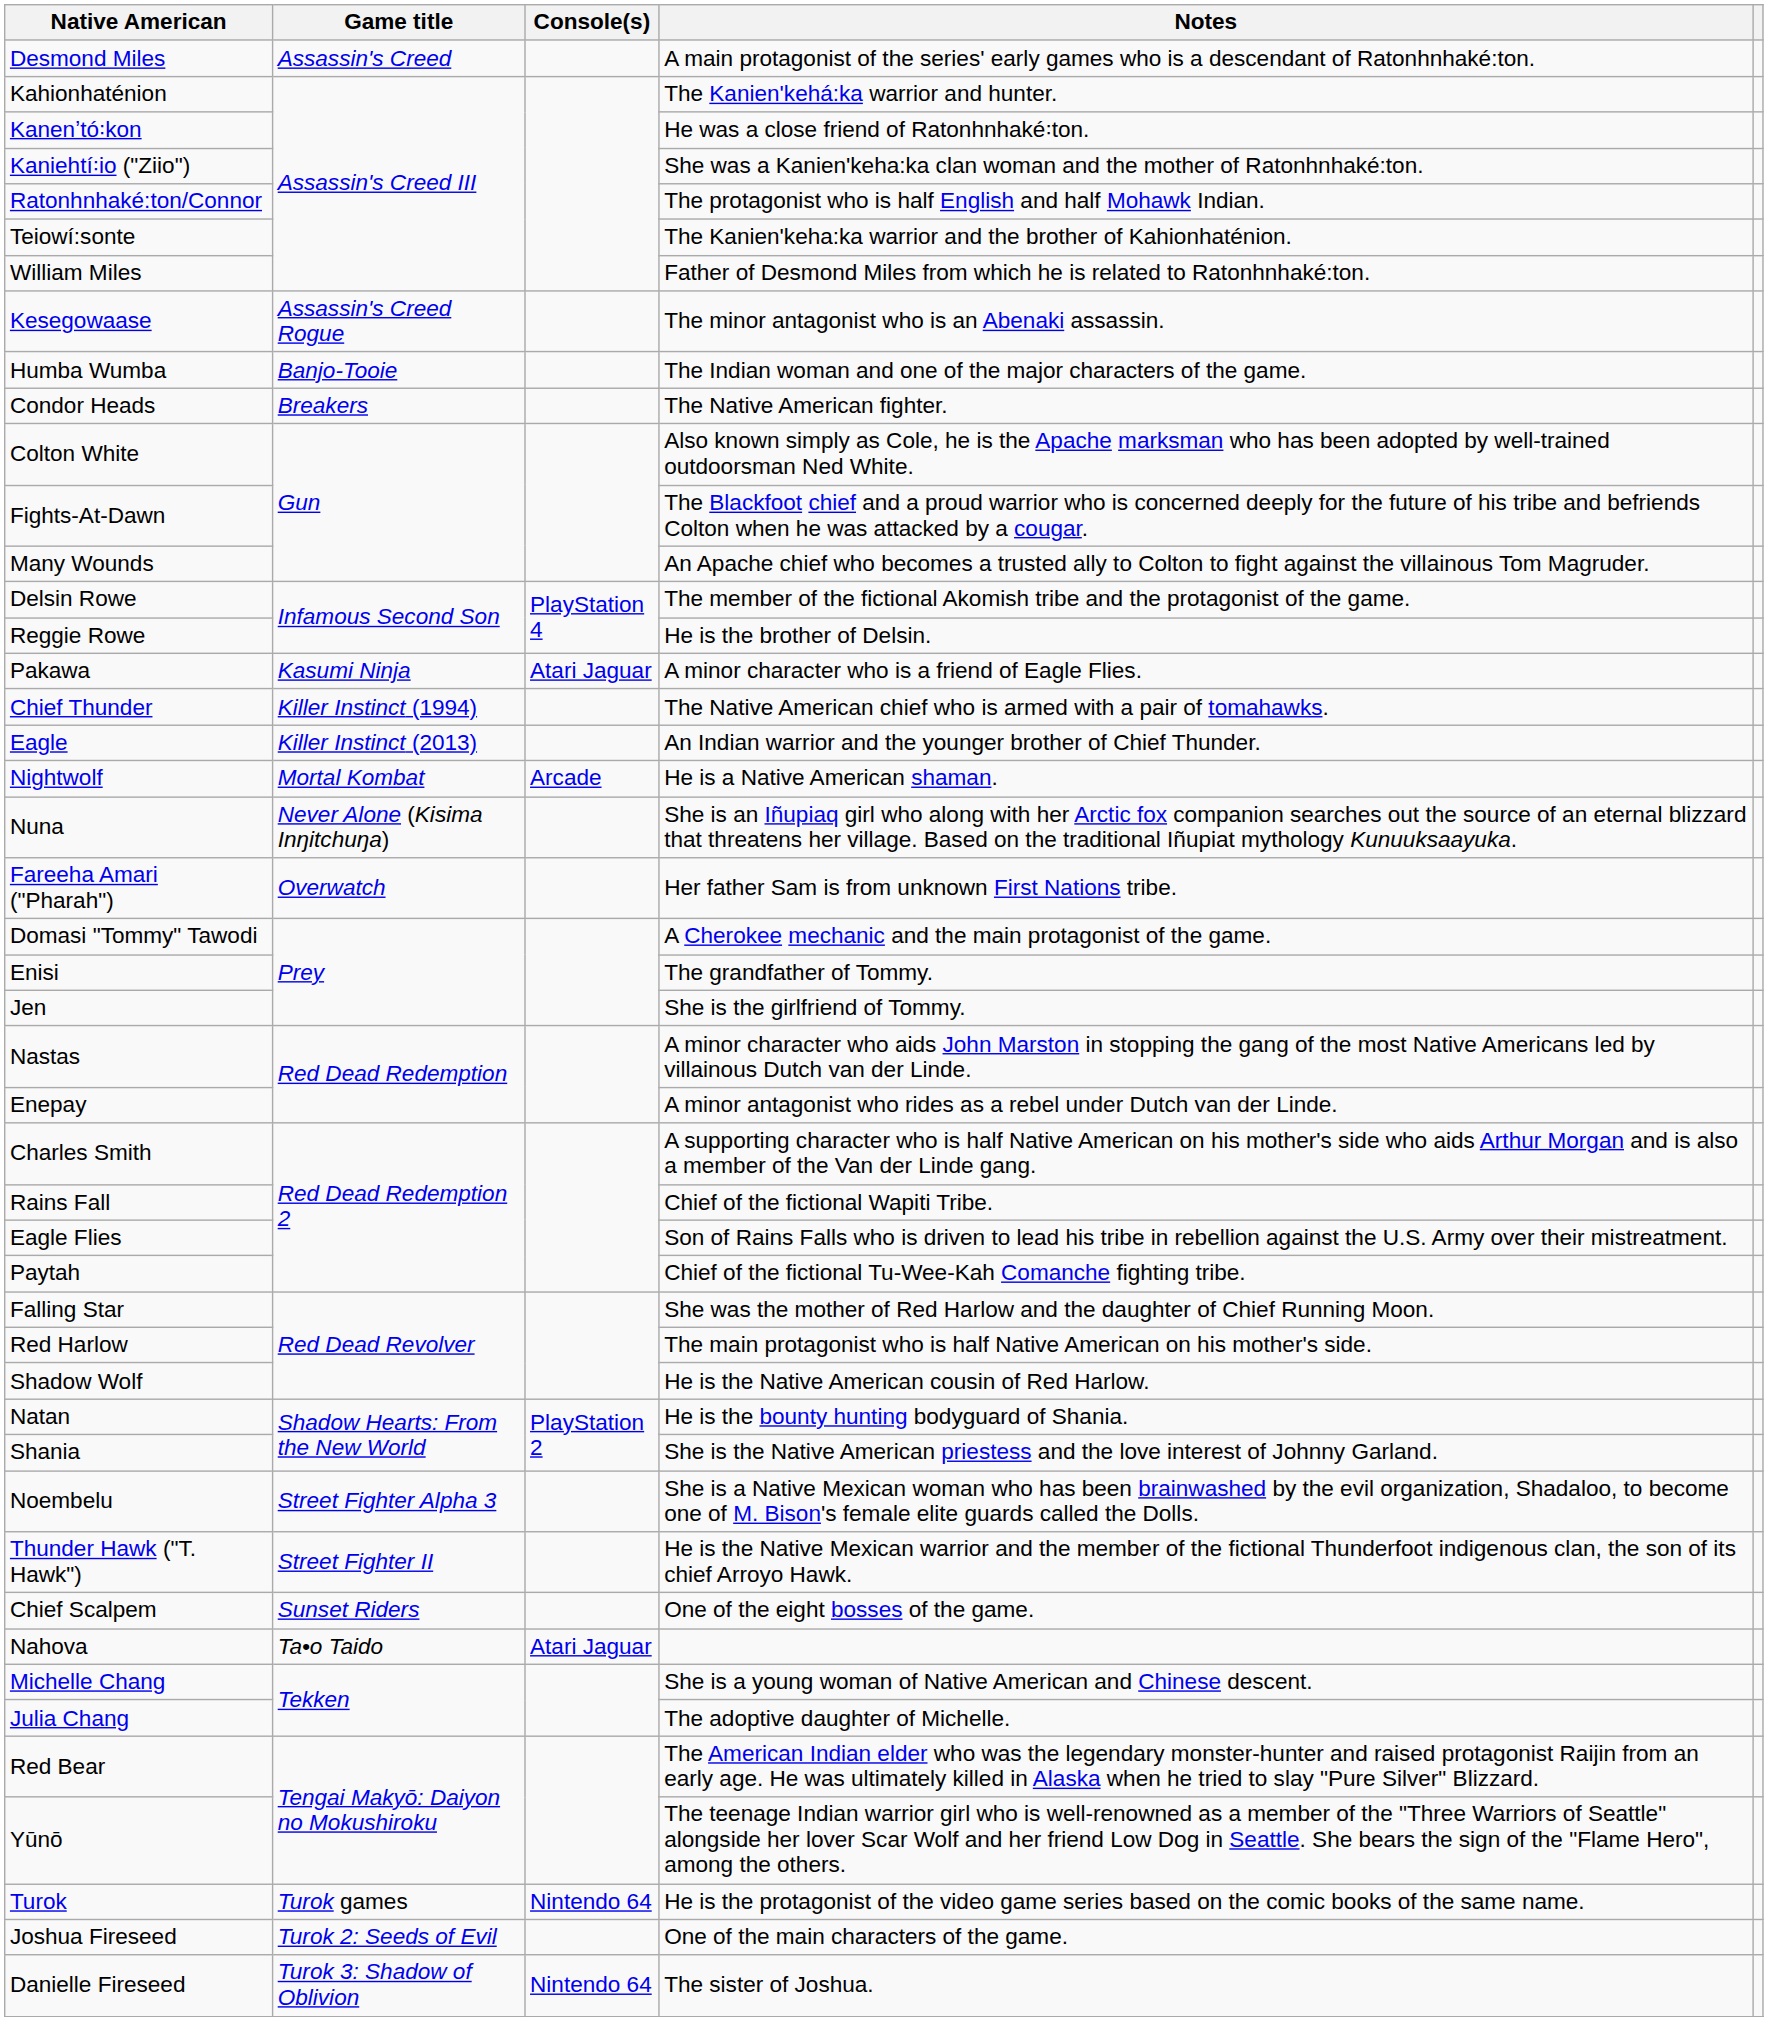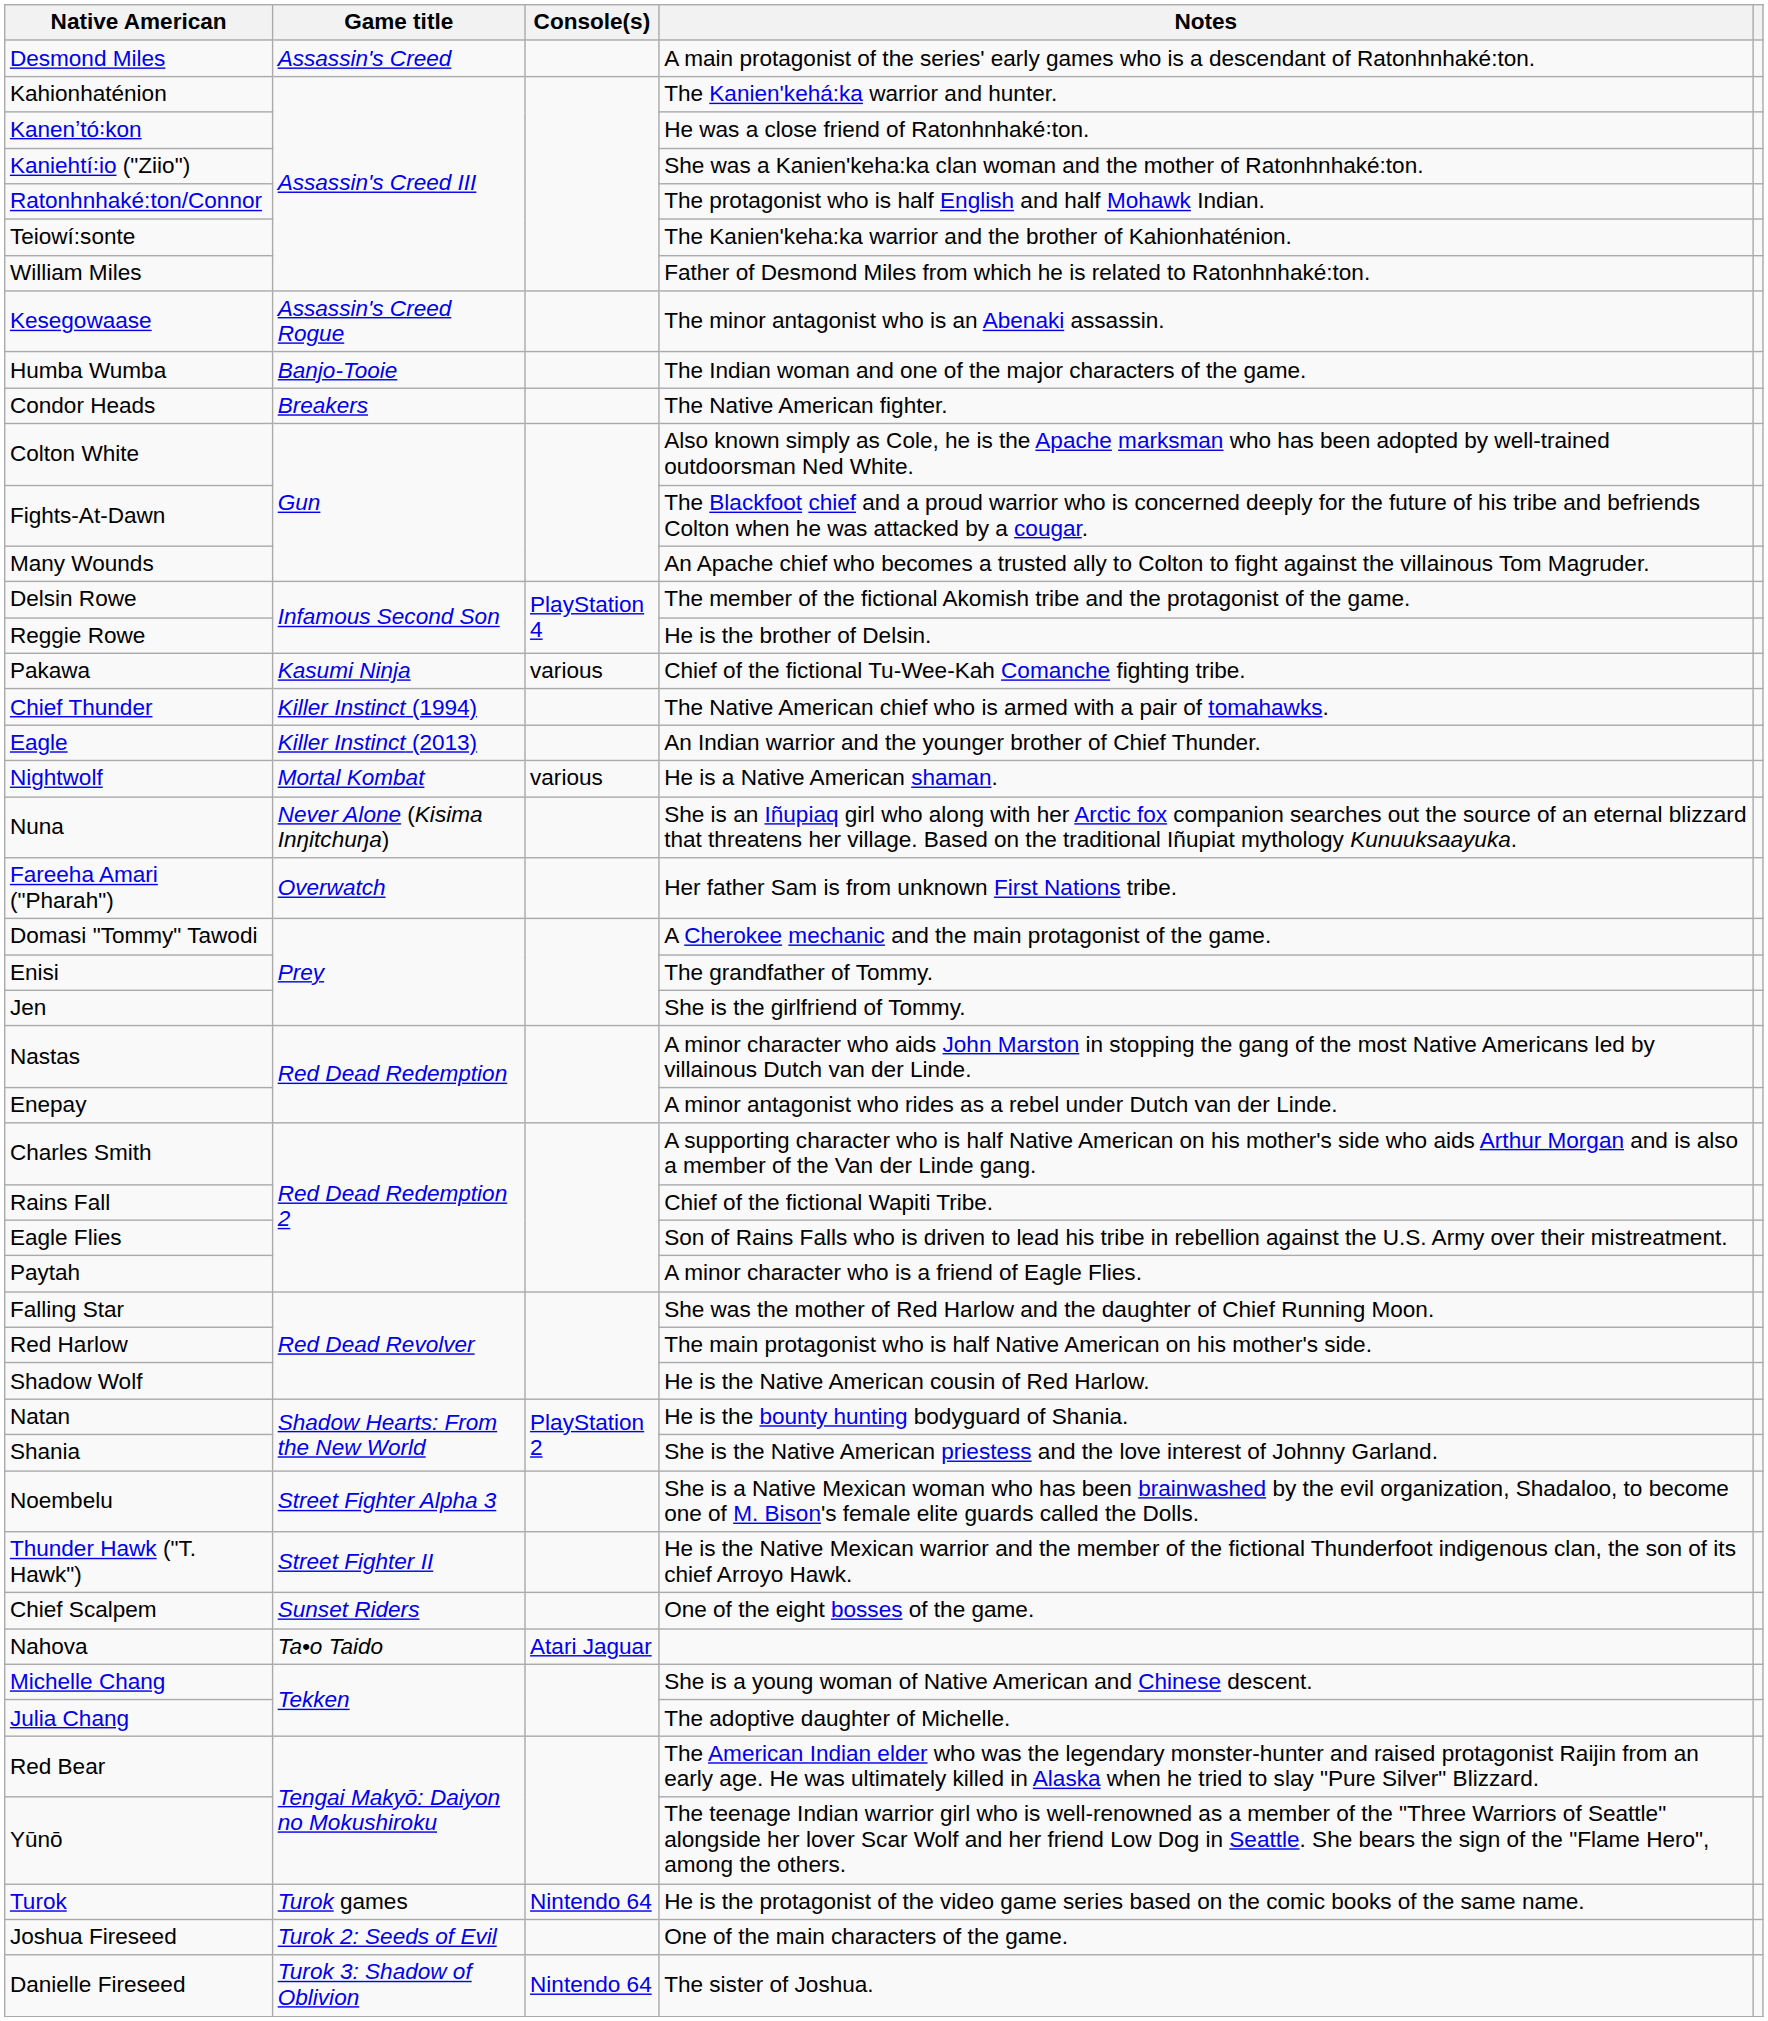(591, 670) Atari Jaguar -> (566, 670) various
(903, 670) A minor character who is a friend of Eagle Flies. -> (955, 670) Chief of the fictional Tu-Wee-Kah Comanche fighting tribe.
(566, 778) Arcade -> (566, 778) various
(955, 1273) Chief of the fictional Tu-Wee-Kah Comanche fighting tribe. -> (903, 1273) A minor character who is a friend of Eagle Flies.
